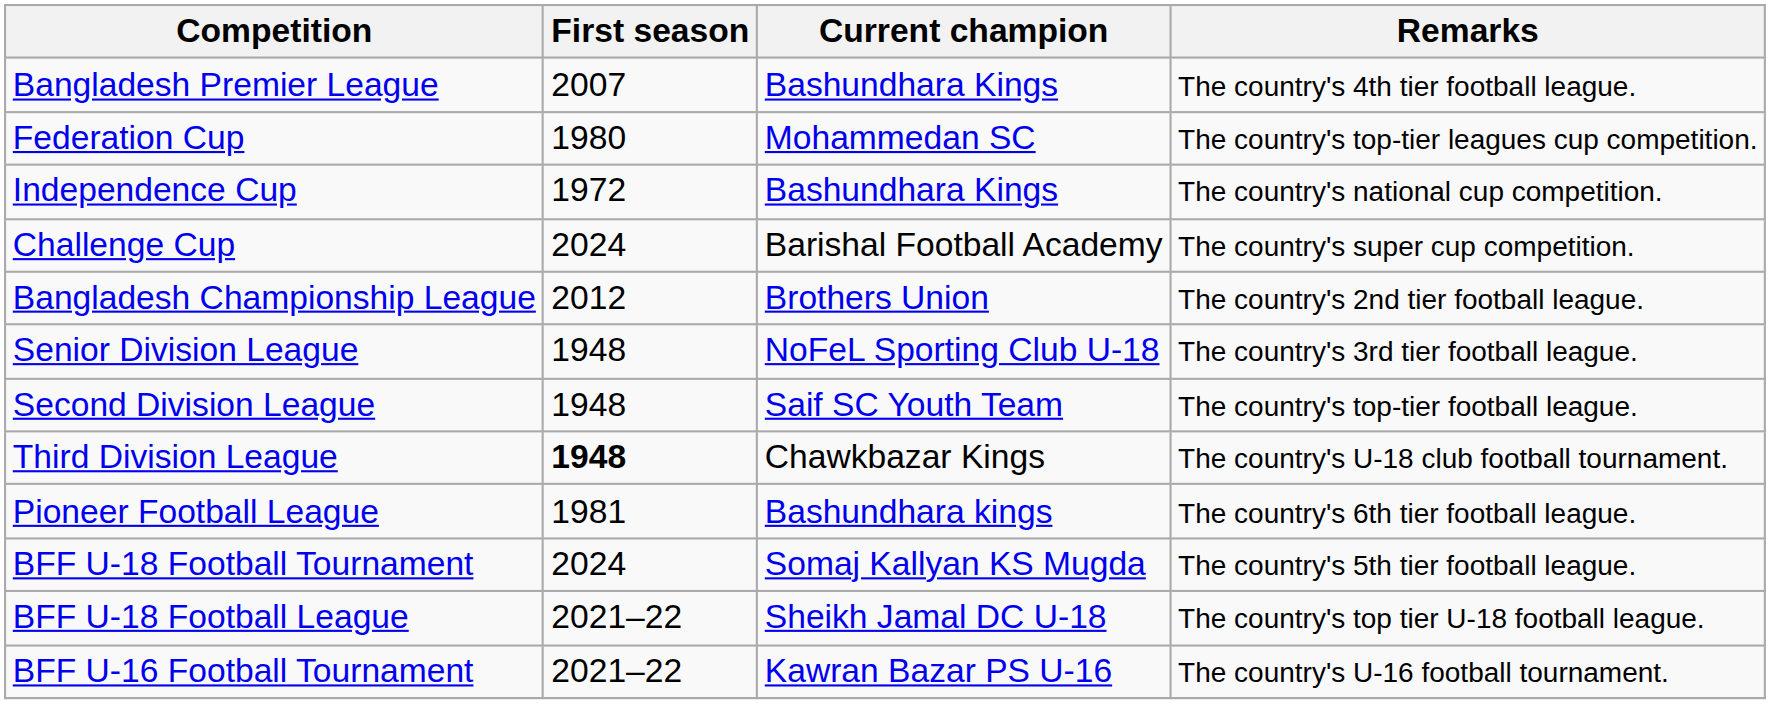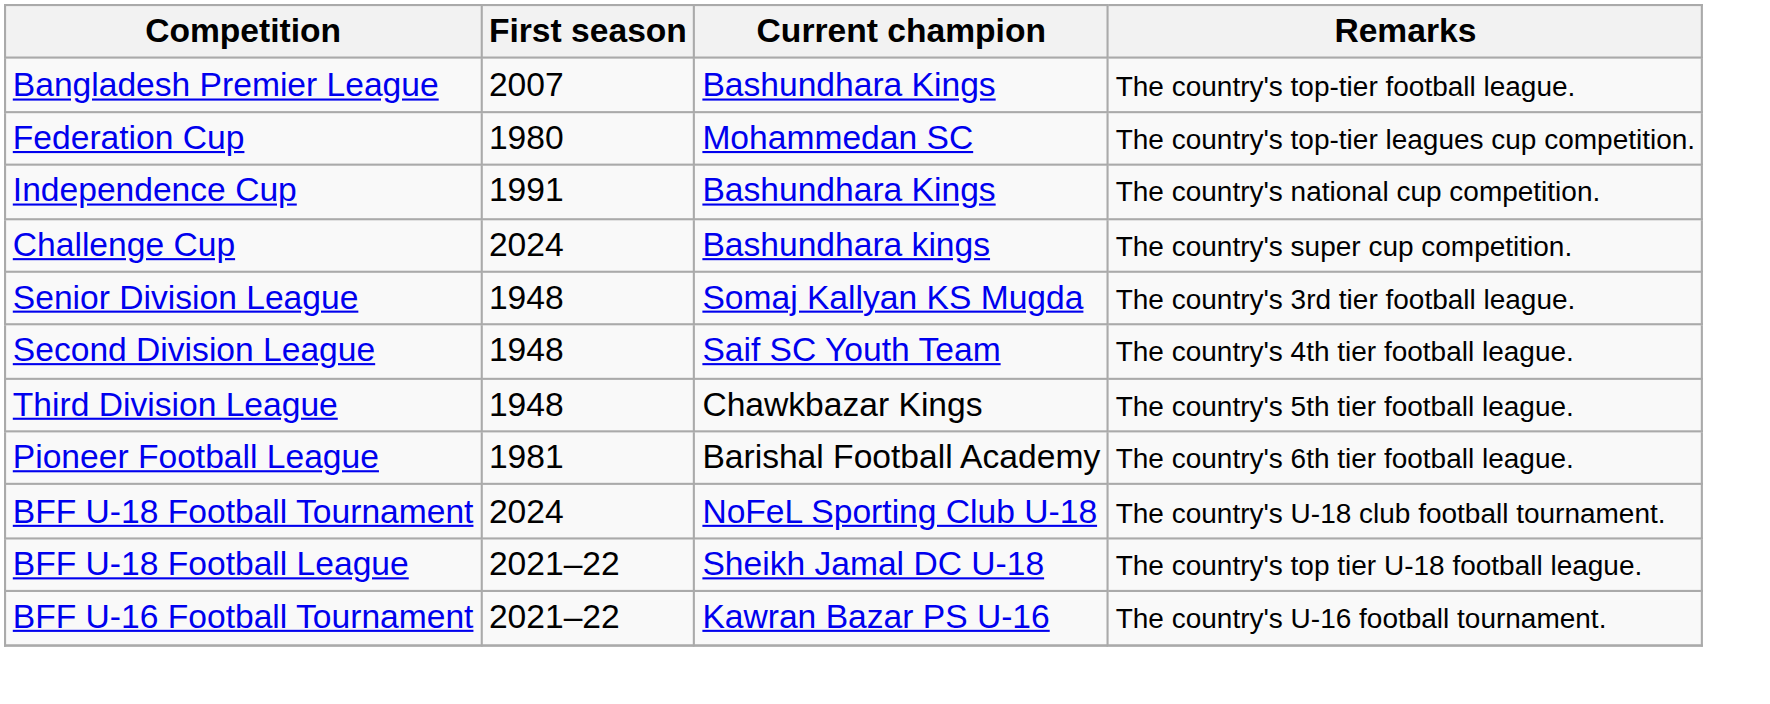(1407, 86) The country's 4th tier football league. -> (1346, 86) The country's top-tier football league.
(589, 191) 1972 -> (526, 191) 1991
(964, 244) Barishal Football Academy -> (846, 244) Bashundhara kings
- row: (274, 297)
(962, 350) NoFeL Sporting Club U-18 -> (893, 297) Somaj Kallyan KS Mugda
(1408, 406) The country's top-tier football league. -> (1345, 352) The country's 4th tier football league.
(589, 457) bold -> (526, 404) normal
(1453, 459) The country's U-18 club football tournament. -> (1345, 406) The country's 5th tier football league.
(909, 510) Bashundhara kings -> (901, 457) Barishal Football Academy
(955, 564) Somaj Kallyan KS Mugda -> (900, 510) NoFeL Sporting Club U-18
(1407, 566) The country's 5th tier football league. -> (1391, 512) The country's U-18 club football tournament.
